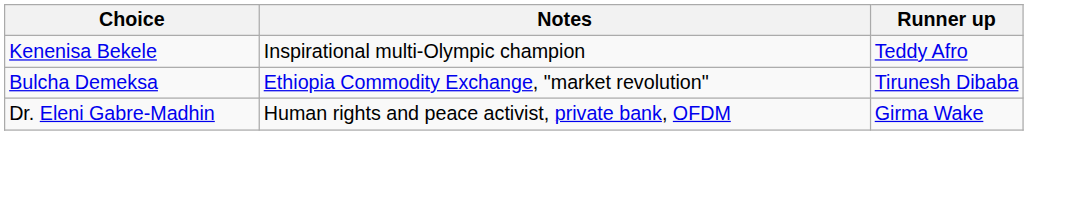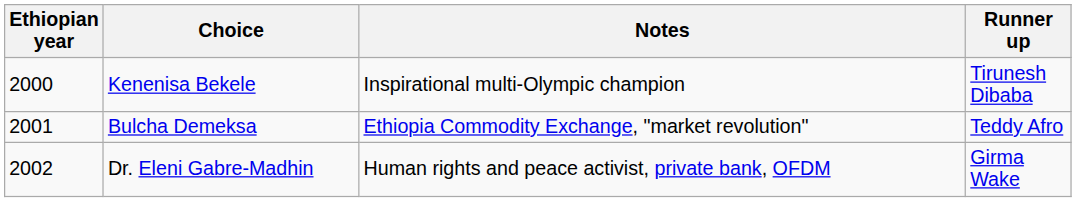+ column: (54, 31)
(921, 51) Teddy Afro -> (1008, 84) Tirunesh Dibaba
(947, 82) Tirunesh Dibaba -> (1017, 126) Teddy Afro
